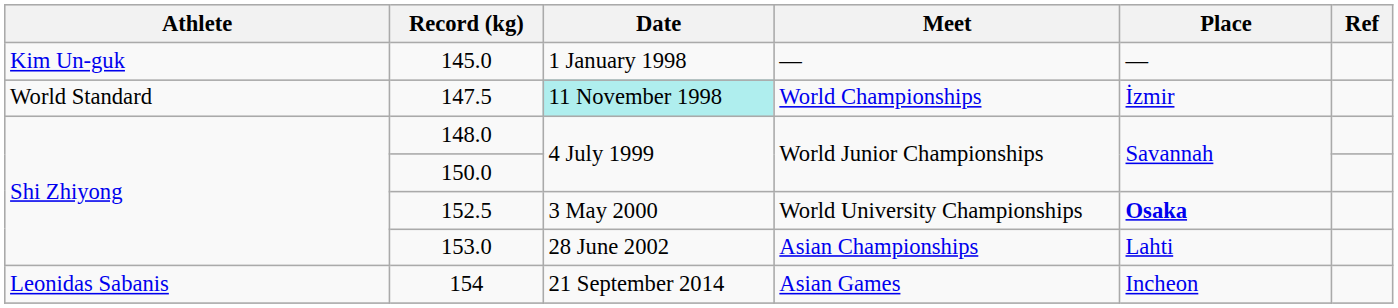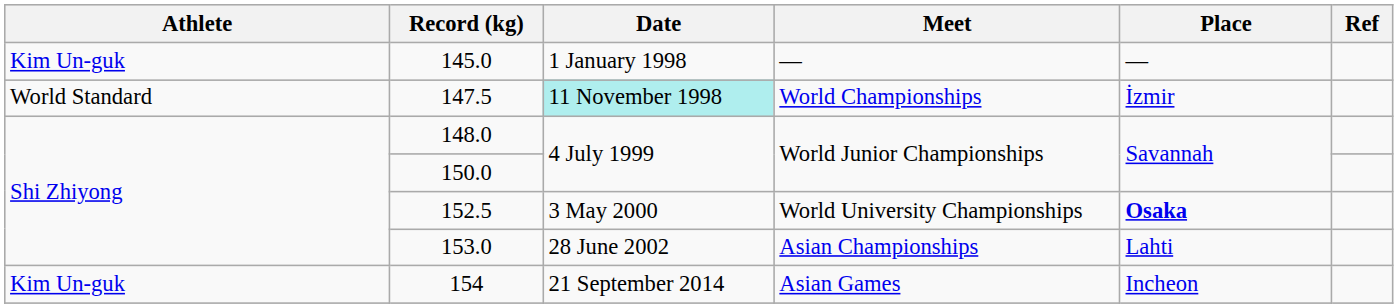(89, 284) Leonidas Sabanis -> (68, 284) Kim Un-guk
